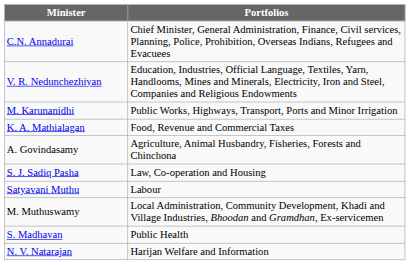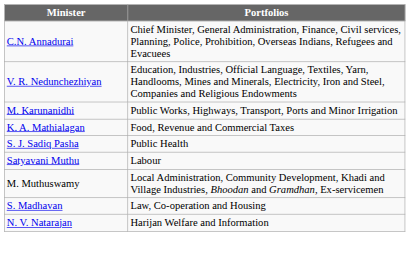- row: (43, 150)
(198, 172) Law, Co-operation and Housing -> (159, 144) Public Health
(159, 234) Public Health -> (198, 206) Law, Co-operation and Housing
